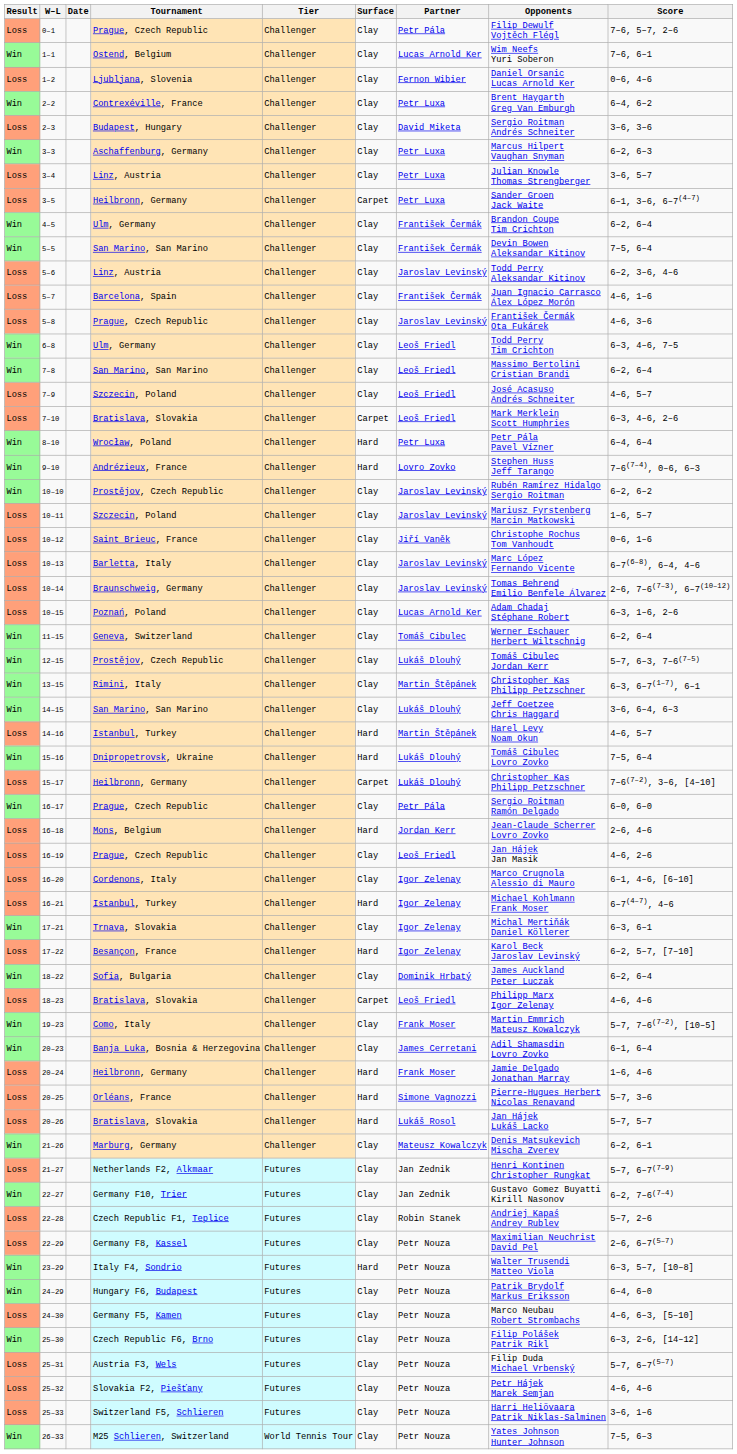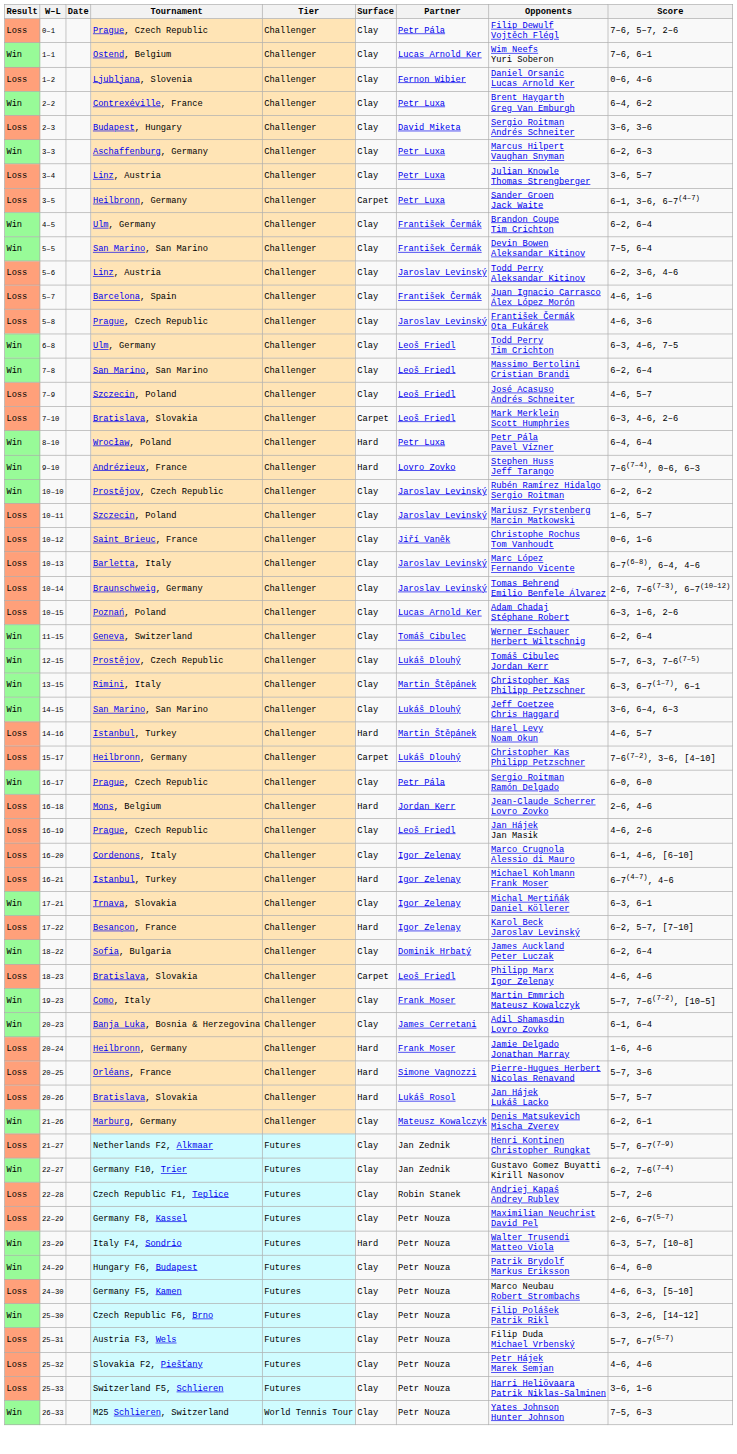- row: (53, 758)
